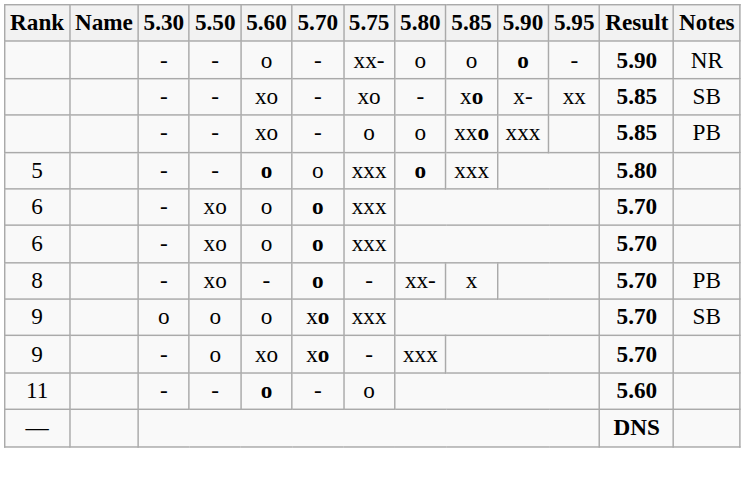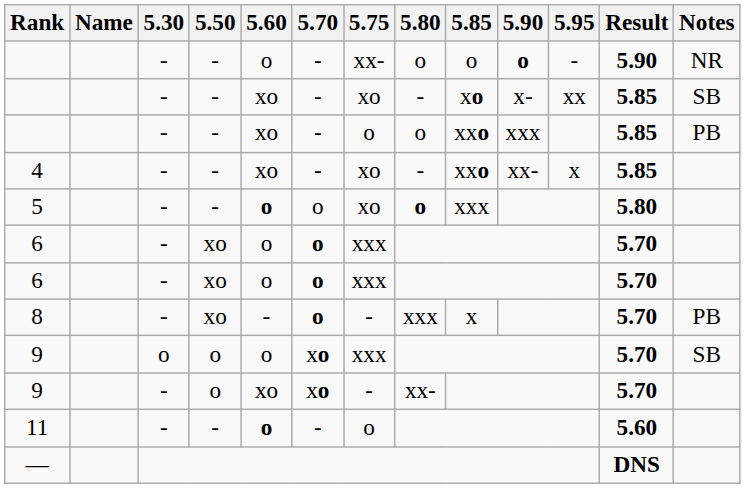+ row: (37, 170)
(369, 170) xxx -> (369, 206) xo
(420, 280) xx- -> (420, 317) xxx
(420, 354) xxx -> (420, 390) xx-
